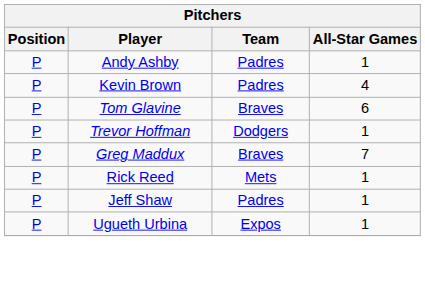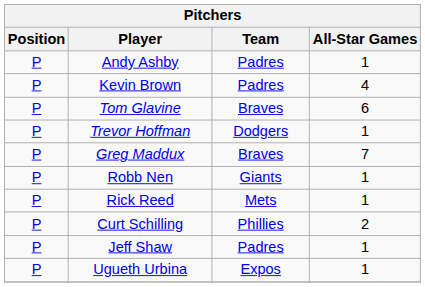+ row: (140, 177)
+ row: (140, 223)
